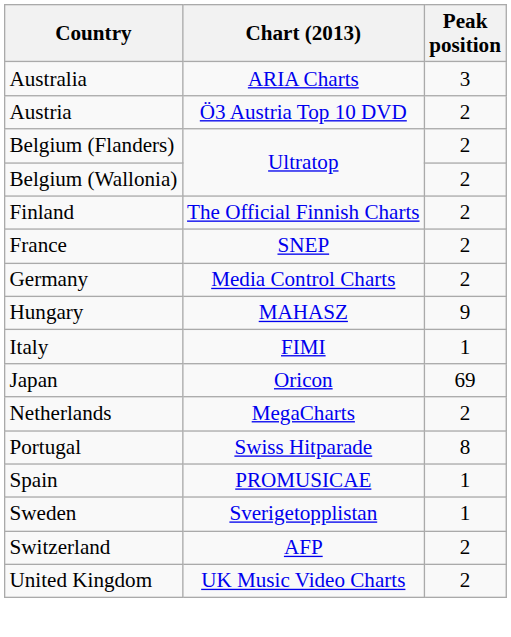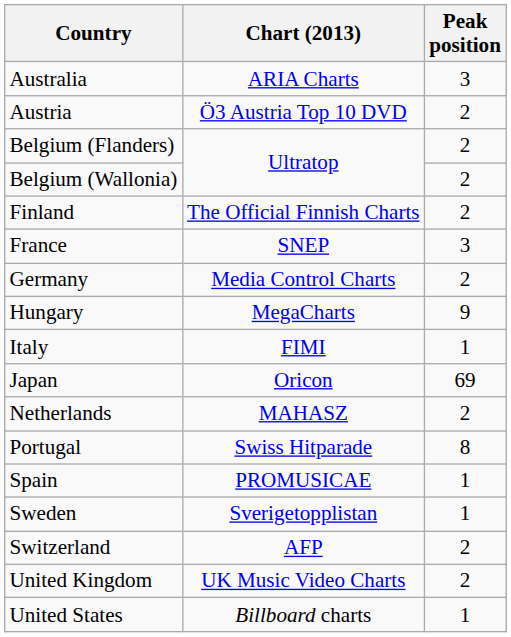(465, 245) 2 -> (465, 245) 3
(303, 312) MAHASZ -> (303, 312) MegaCharts
(303, 413) MegaCharts -> (303, 413) MAHASZ
+ row: (66, 614)
